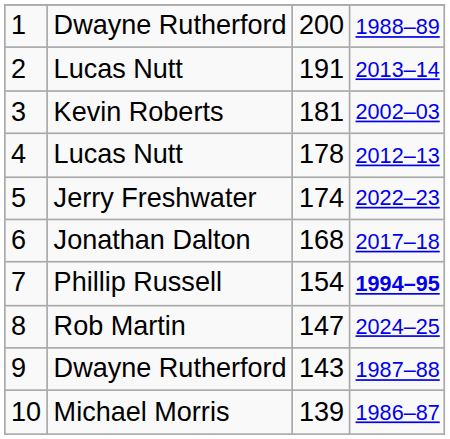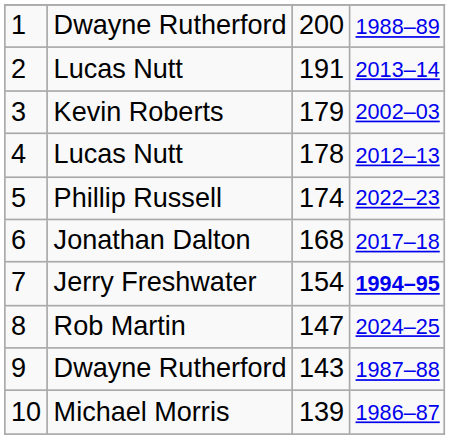(322, 111) 181 -> (322, 111) 179
(155, 197) Jerry Freshwater -> (138, 197) Phillip Russell
(138, 283) Phillip Russell -> (155, 283) Jerry Freshwater
